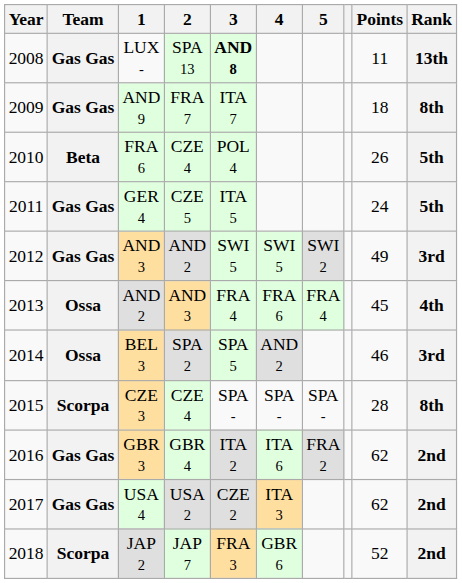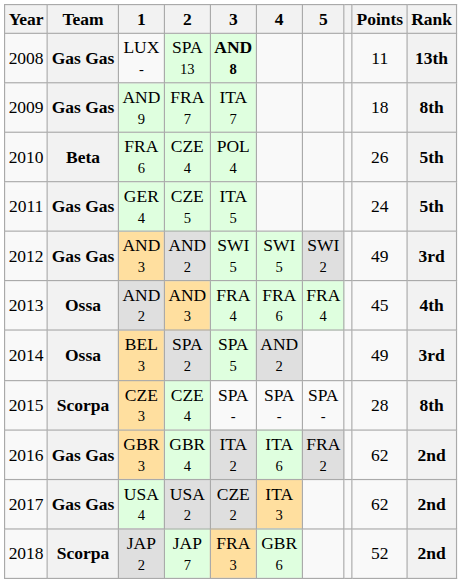(380, 355) 46 -> (380, 355) 49
